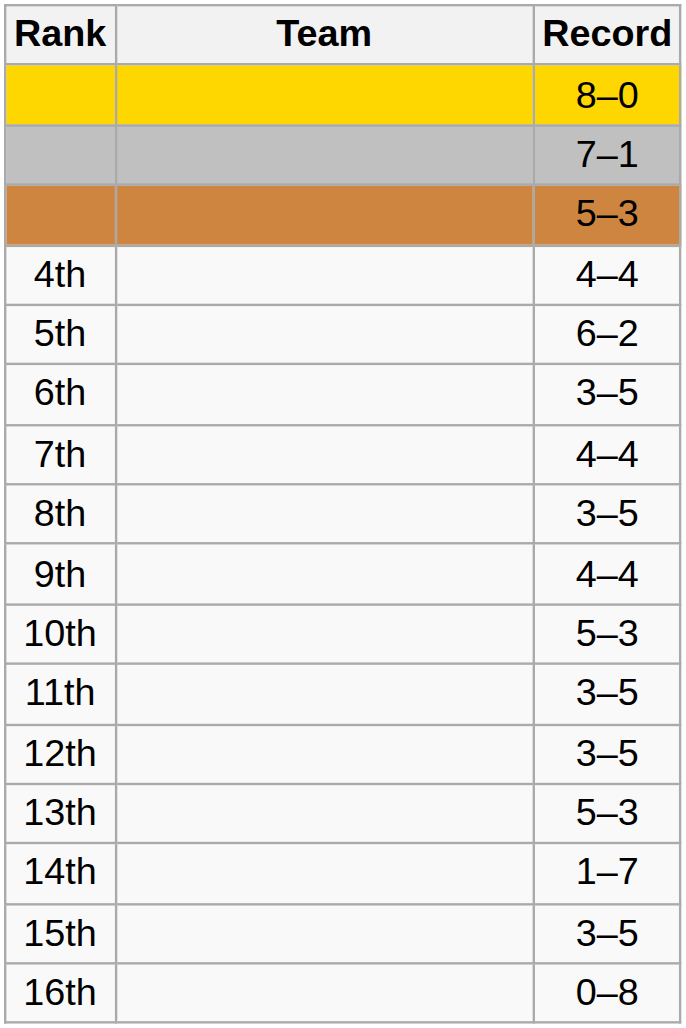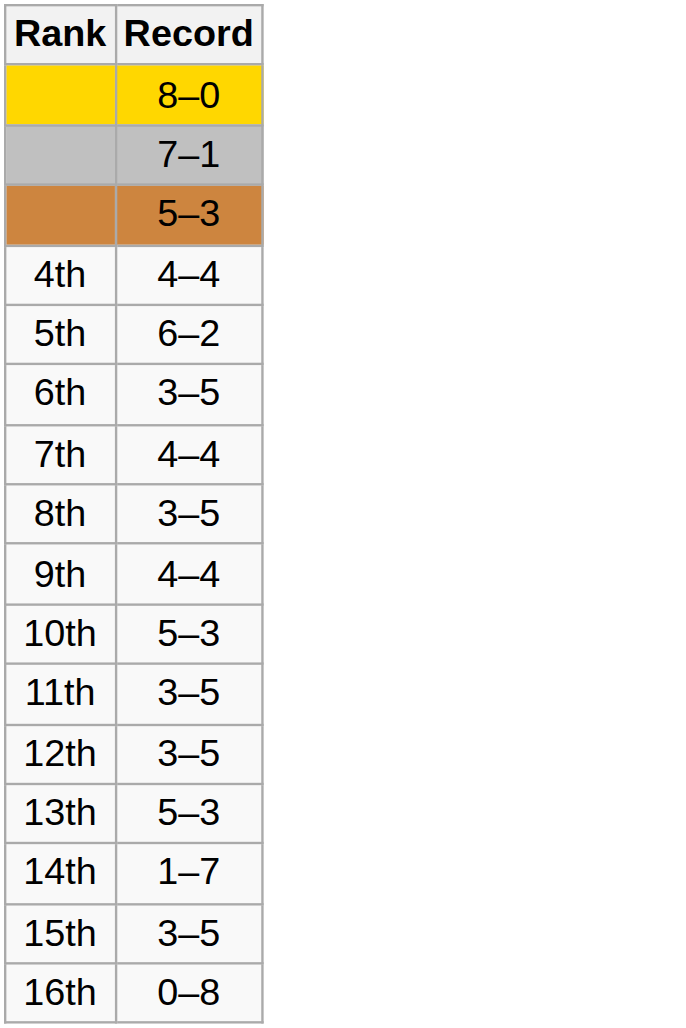- column: (324, 34)
